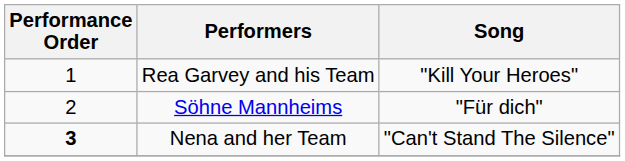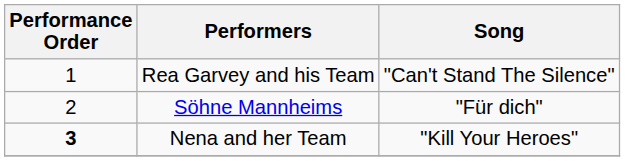(499, 75) "Kill Your Heroes" -> (499, 75) "Can't Stand The Silence"
(499, 139) "Can't Stand The Silence" -> (499, 139) "Kill Your Heroes"
